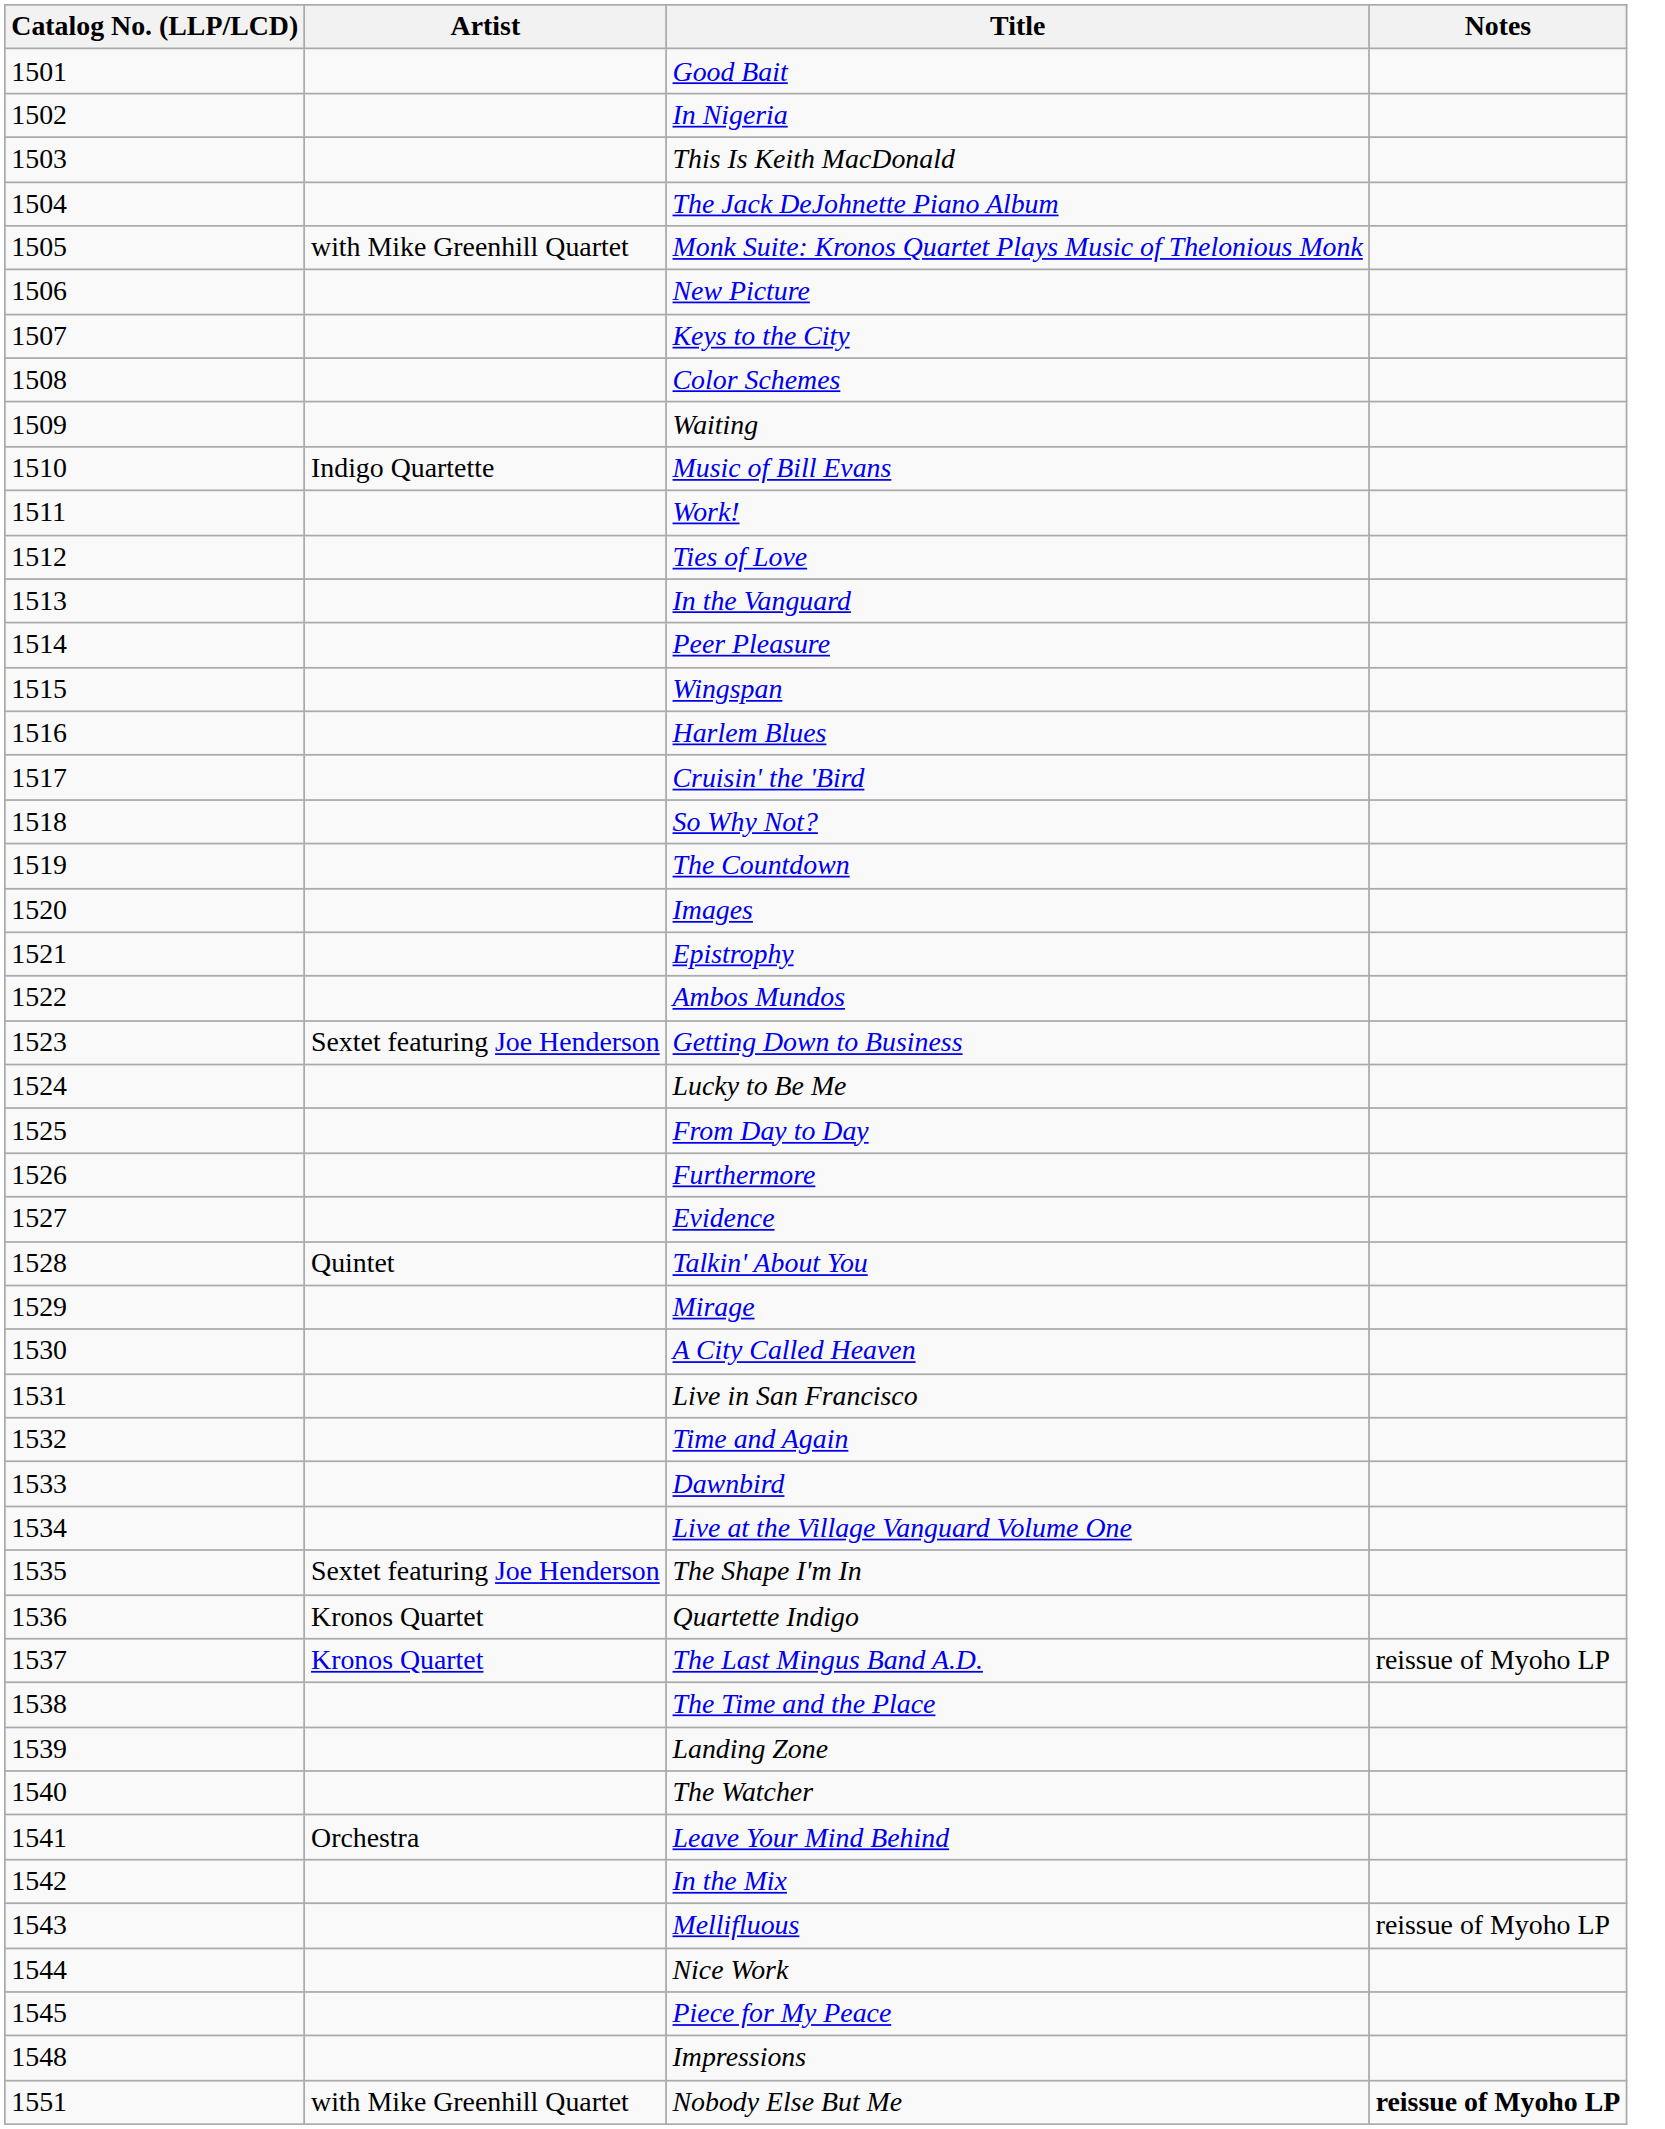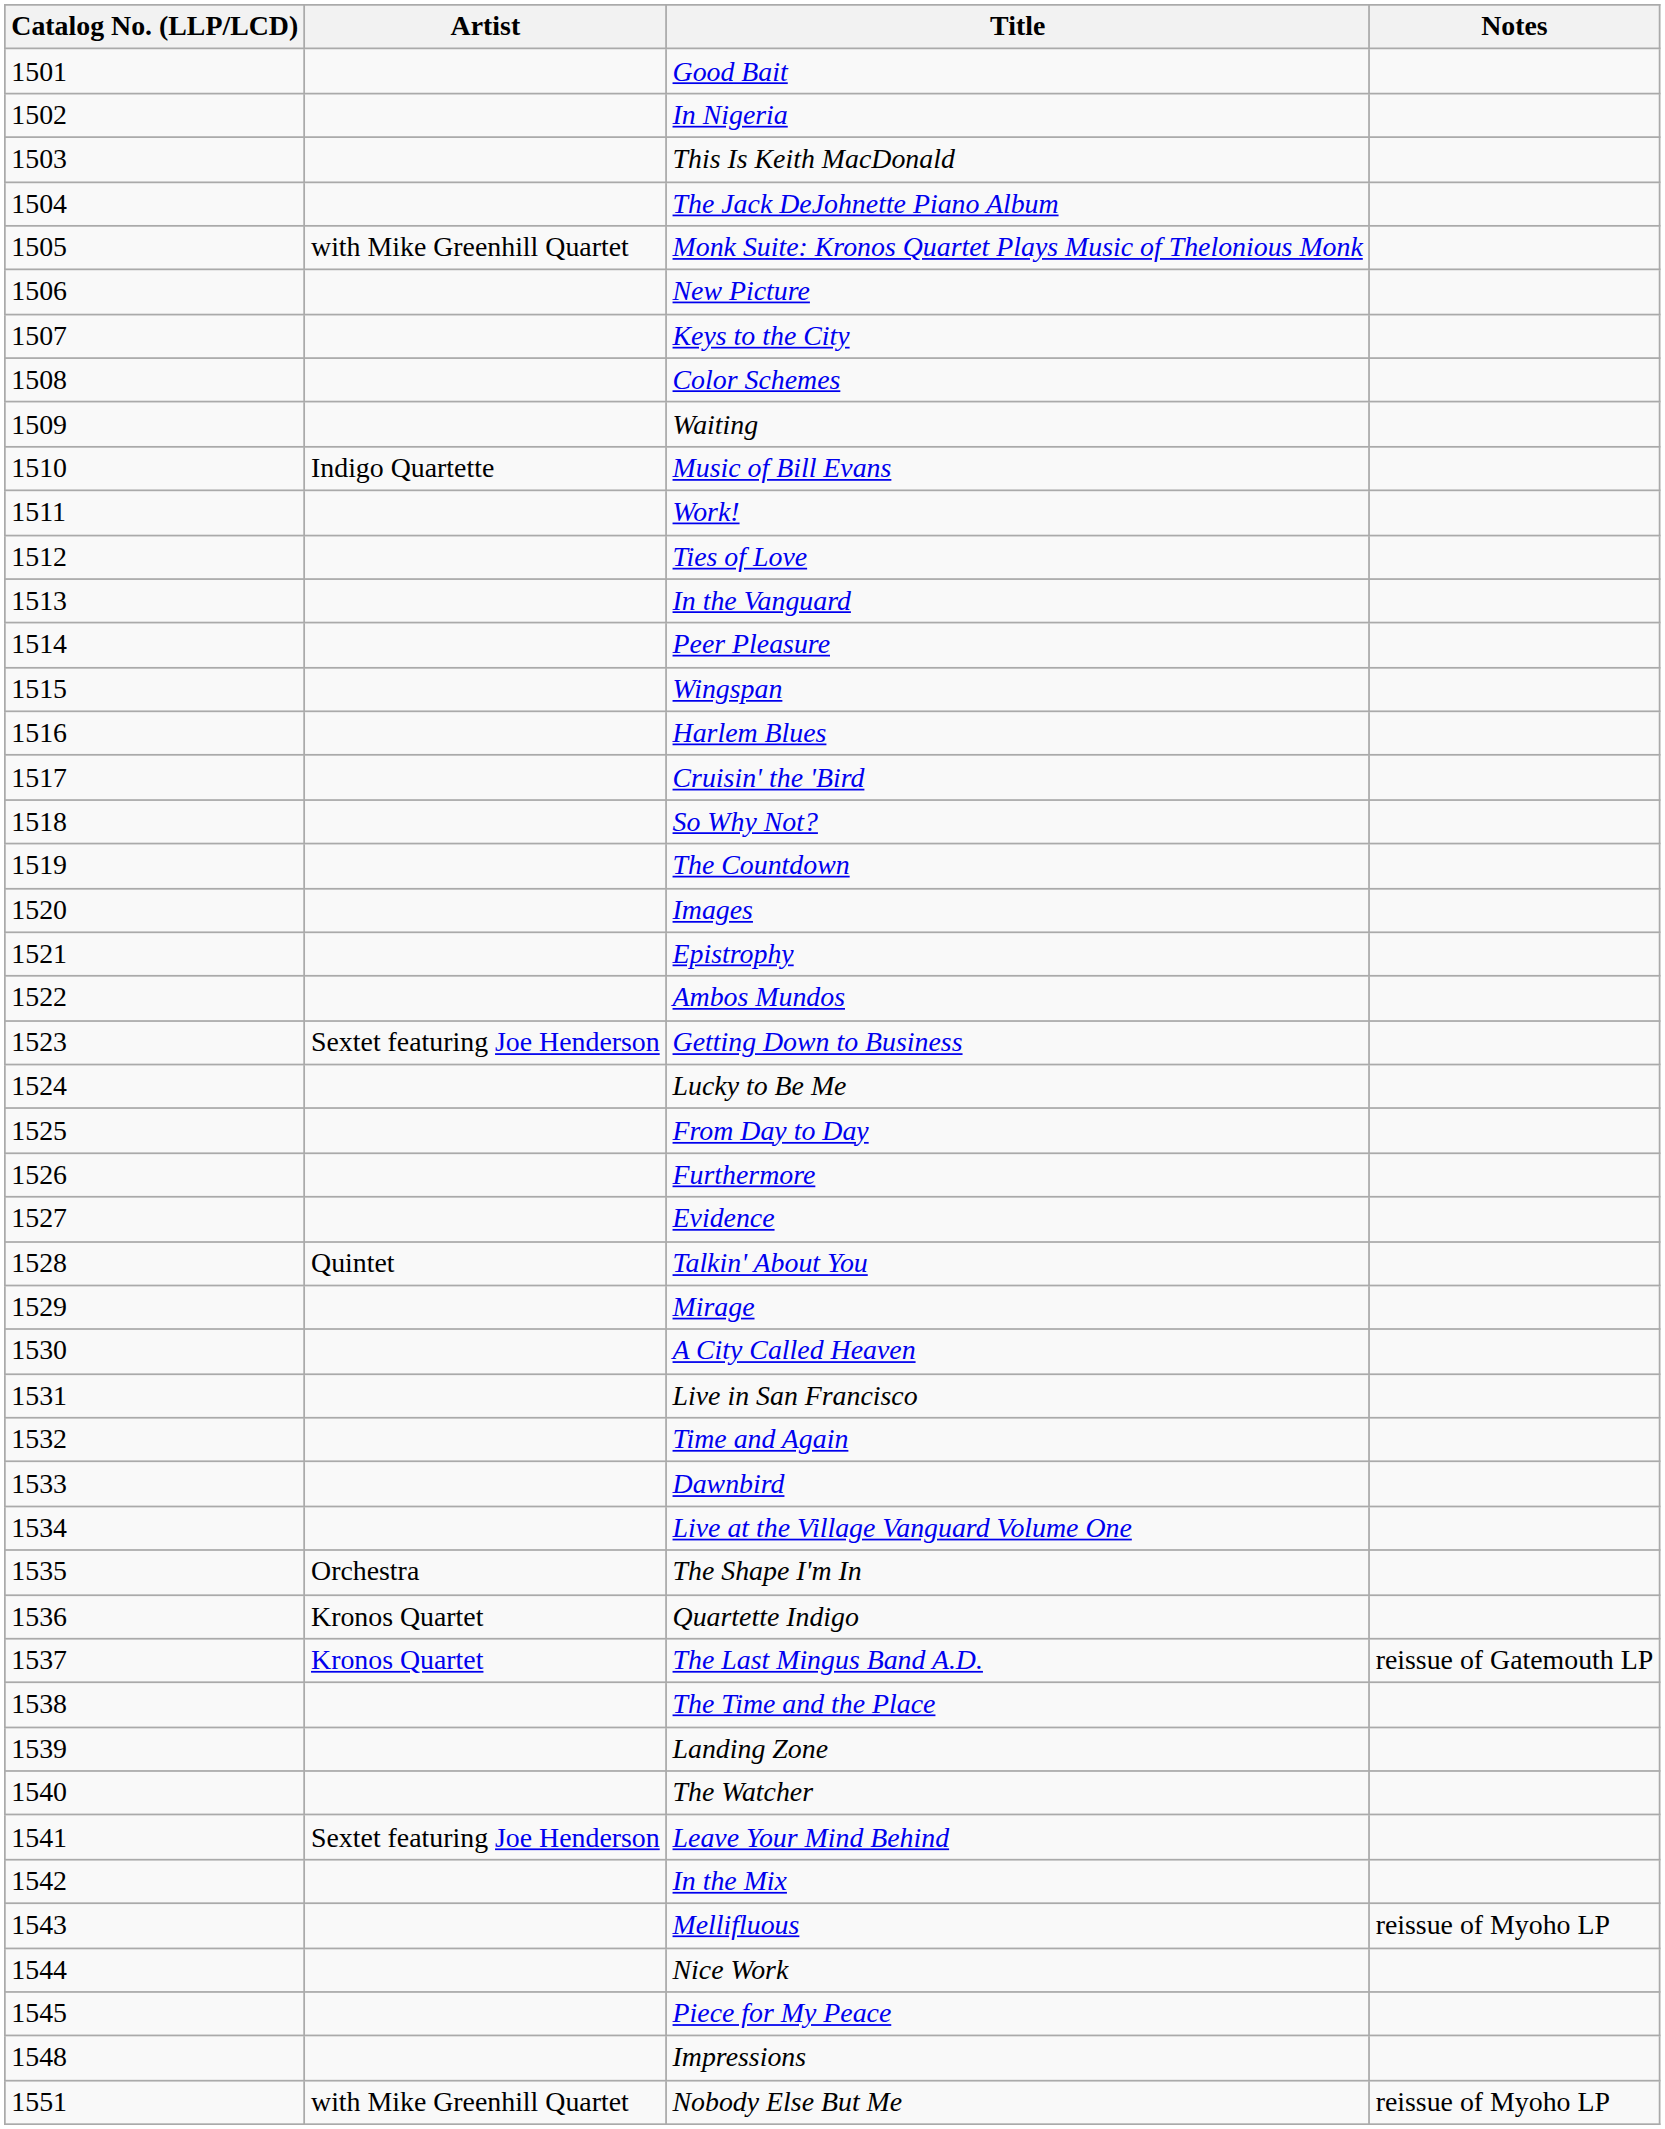(485, 1571) Sextet featuring Joe Henderson -> (365, 1571) Orchestra
(1493, 1660) reissue of Myoho LP -> (1514, 1660) reissue of Gatemouth LP
(365, 1836) Orchestra -> (485, 1836) Sextet featuring Joe Henderson
(1498, 2101) bold -> (1493, 2101) normal
